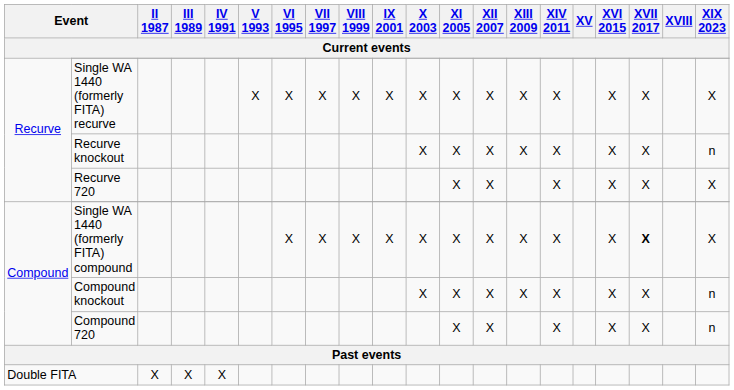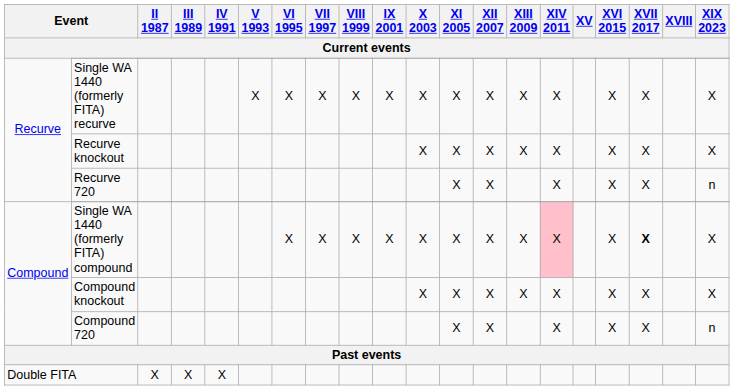(712, 150) n -> (712, 150) X
(712, 184) X -> (712, 184) n
(557, 239) no background -> (557, 239) pink background
(712, 294) n -> (712, 294) X
